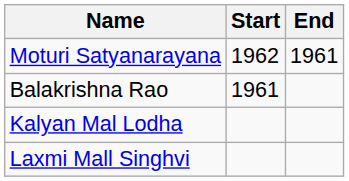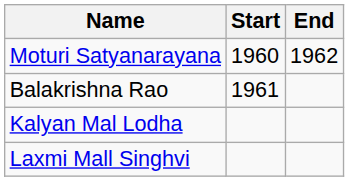(255, 55) 1962 -> (255, 55) 1960
(314, 55) 1961 -> (314, 55) 1962
